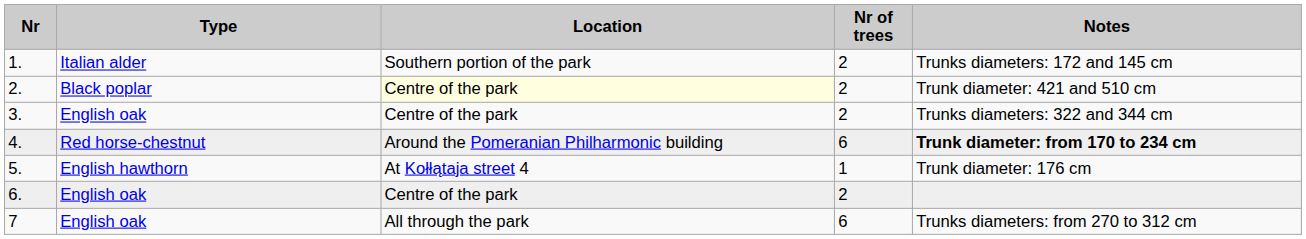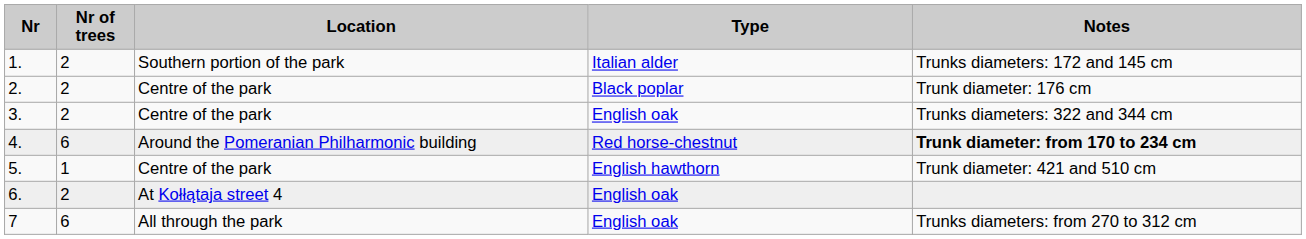columns swapped: (218, 27) <-> (873, 27)
(451, 89) lightyellow background -> (205, 89) no background
(1036, 89) Trunk diameter: 421 and 510 cm -> (1004, 89) Trunk diameter: 176 cm
(457, 168) At Kołłątaja street 4 -> (205, 168) Centre of the park
(1004, 168) Trunk diameter: 176 cm -> (1036, 168) Trunk diameter: 421 and 510 cm
(451, 194) Centre of the park -> (210, 194) At Kołłątaja street 4
